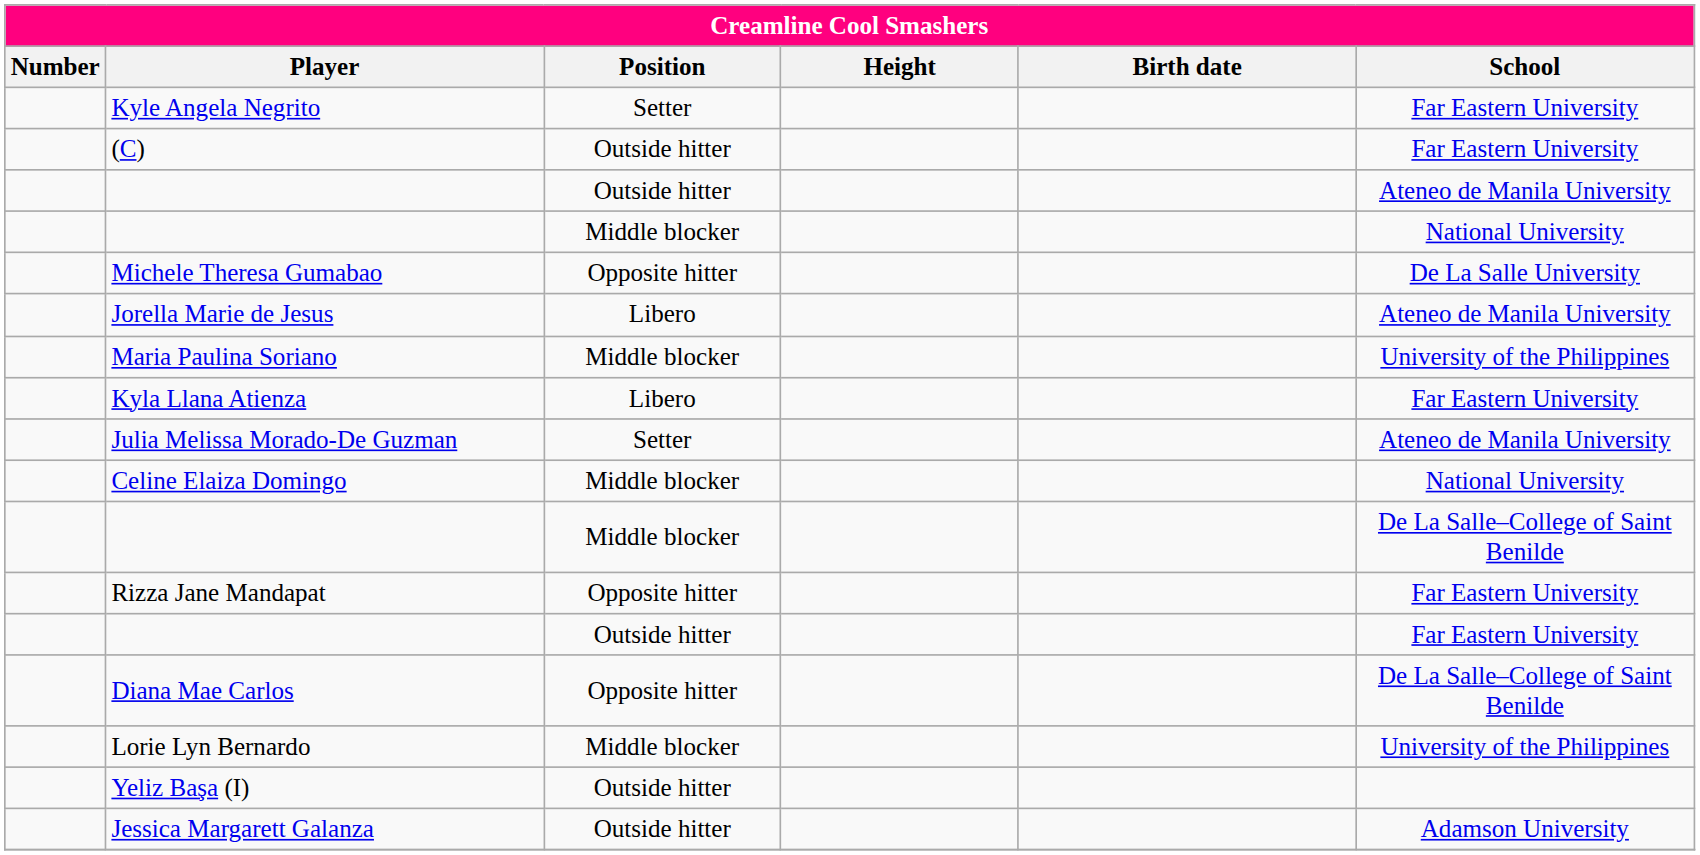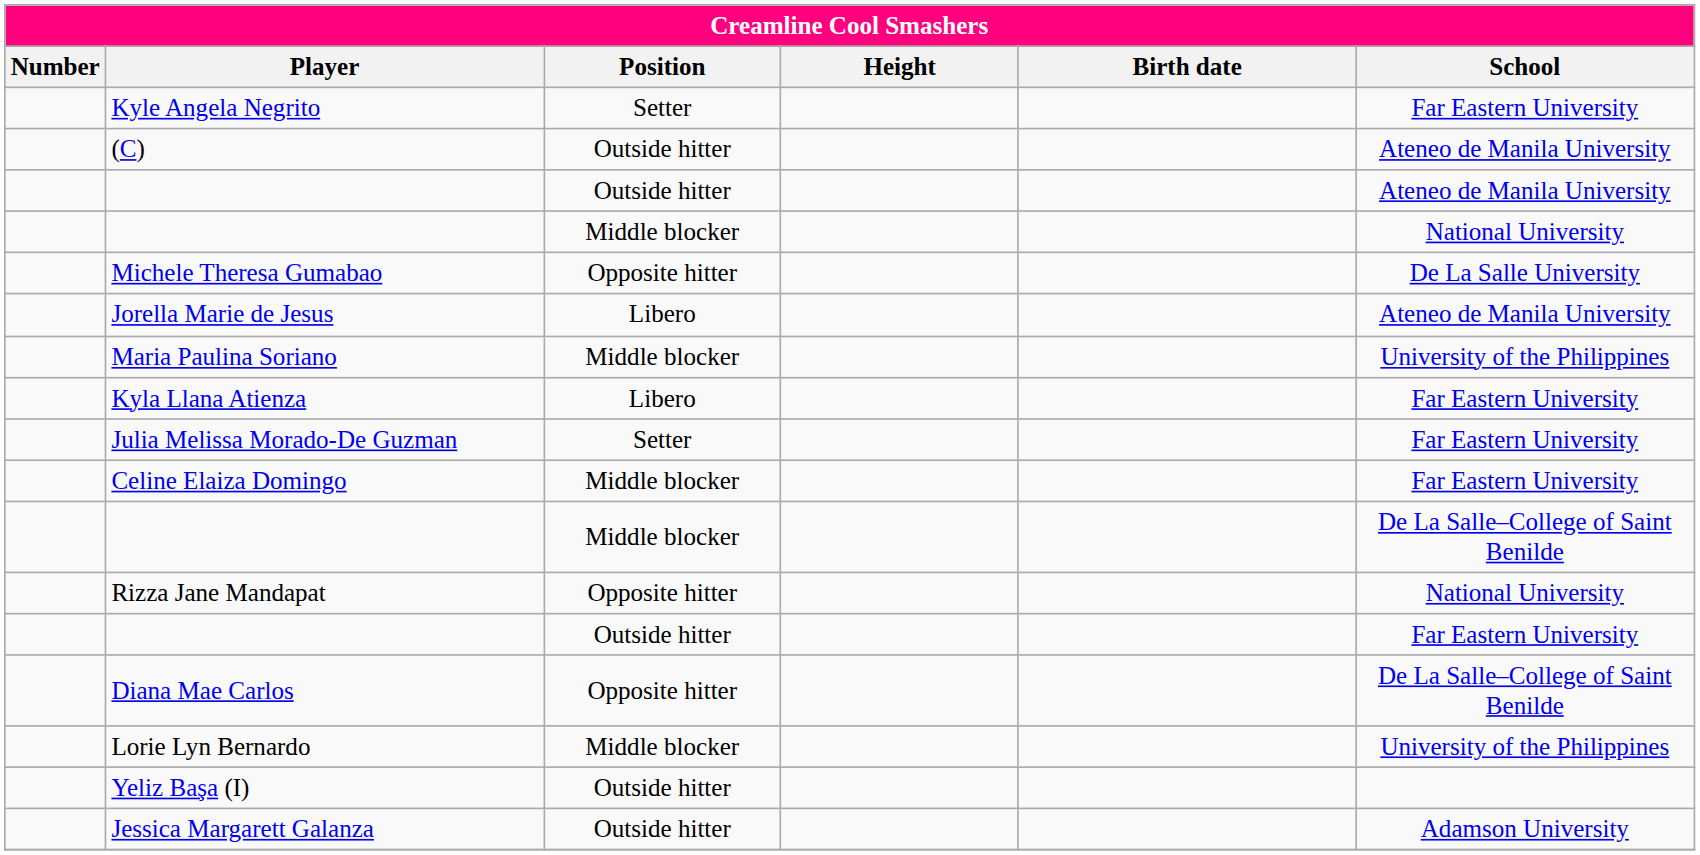(1525, 149) Far Eastern University -> (1525, 149) Ateneo de Manila University
(1525, 438) Ateneo de Manila University -> (1525, 438) Far Eastern University
(1525, 480) National University -> (1525, 480) Far Eastern University
(1525, 592) Far Eastern University -> (1525, 592) National University
